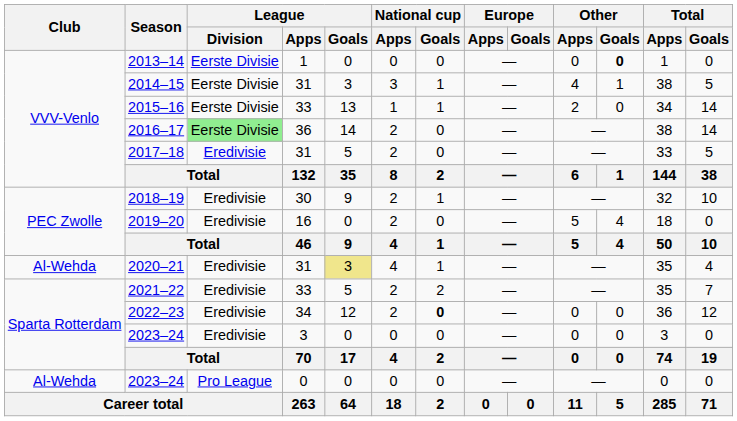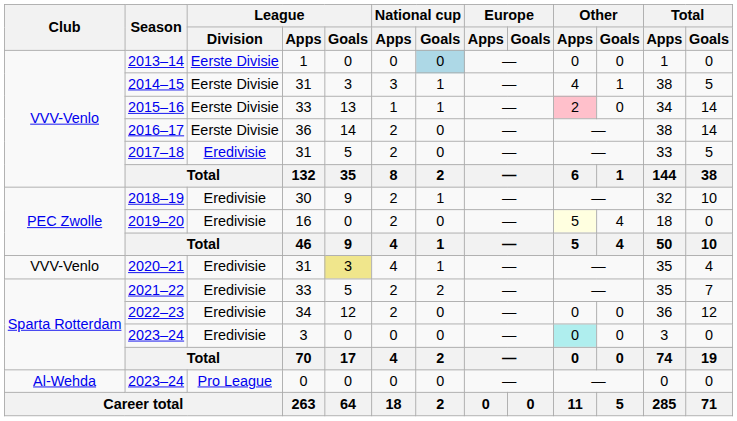(440, 61) no background -> (440, 61) lightblue background
(620, 61) bold -> (620, 61) normal
(575, 107) no background -> (575, 107) pink background
(235, 130) lightgreen background -> (235, 130) no background
(575, 221) no background -> (575, 221) lightyellow background
(65, 267) Al-Wehda -> (65, 267) VVV-Venlo
(440, 312) bold -> (440, 312) normal
(575, 335) no background -> (575, 335) paleturquoise background
